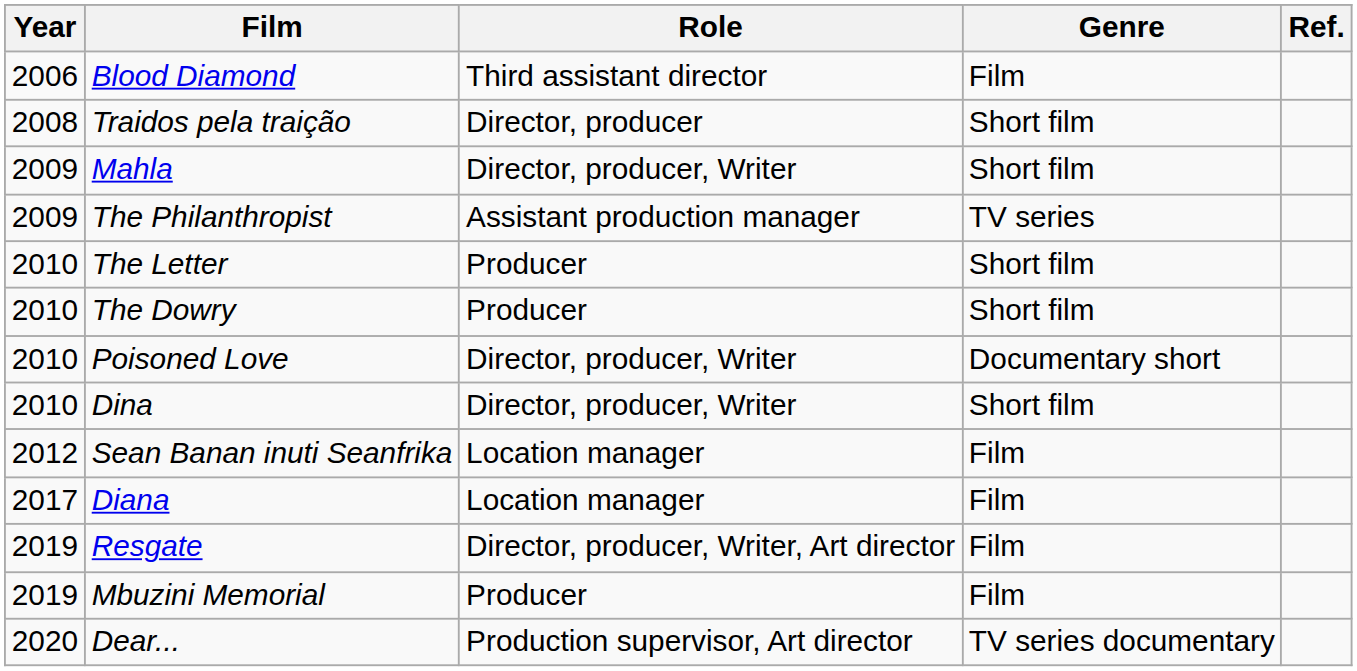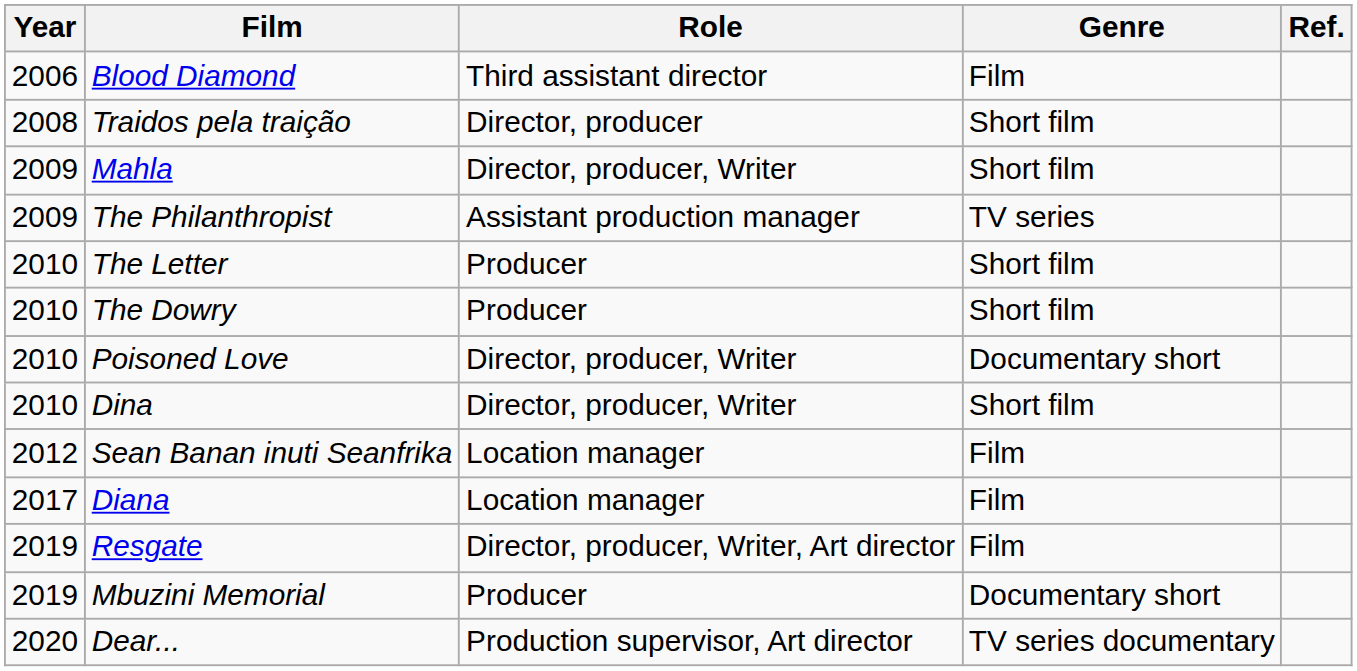(997, 594) Film -> (1095, 594) Documentary short
